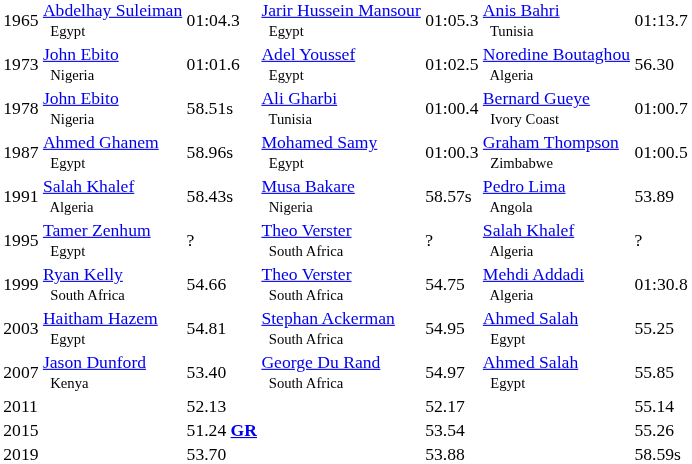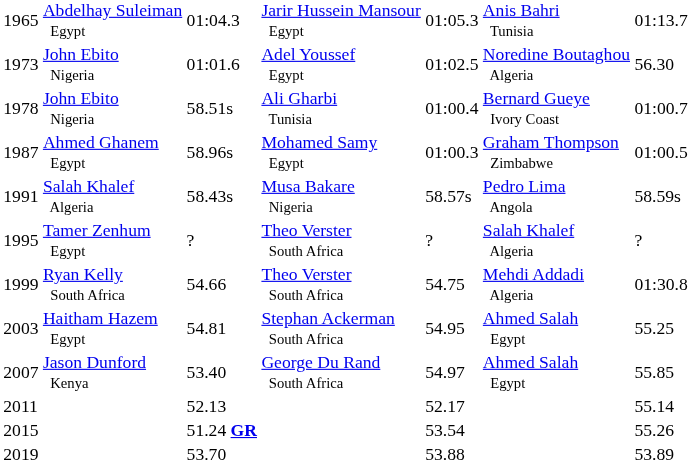(654, 196) 53.89 -> (658, 196) 58.59s
(658, 454) 58.59s -> (654, 454) 53.89
